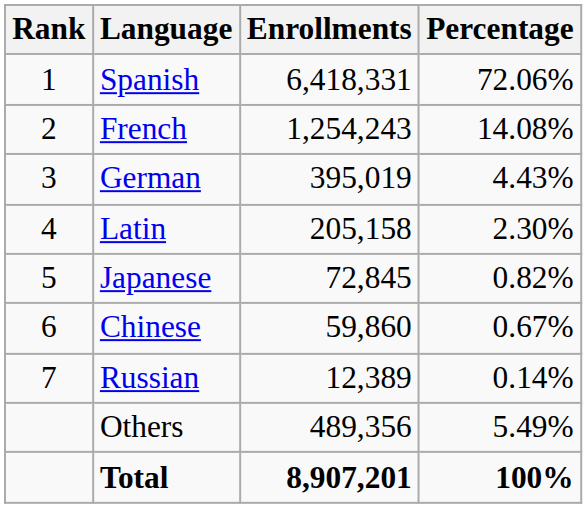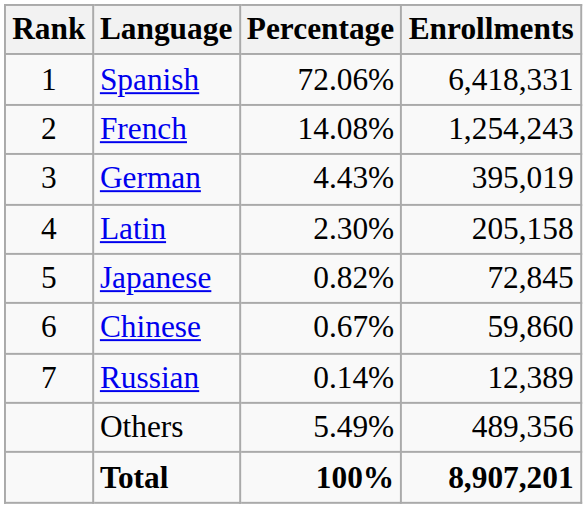columns swapped: (329, 29) <-> (500, 29)
